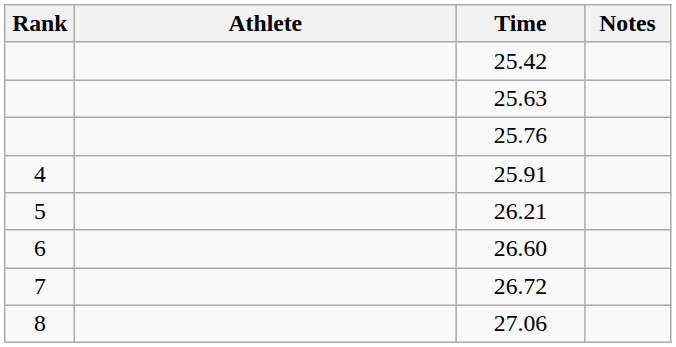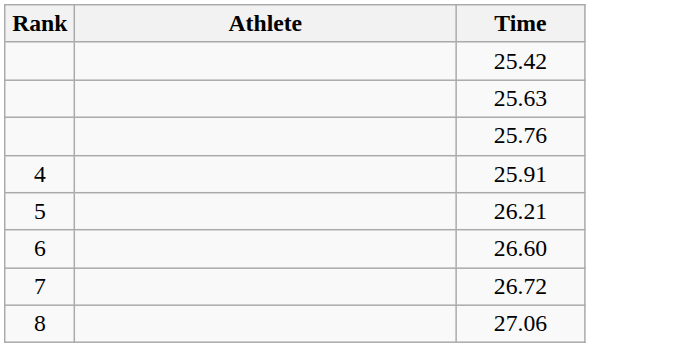- column: (628, 23)
